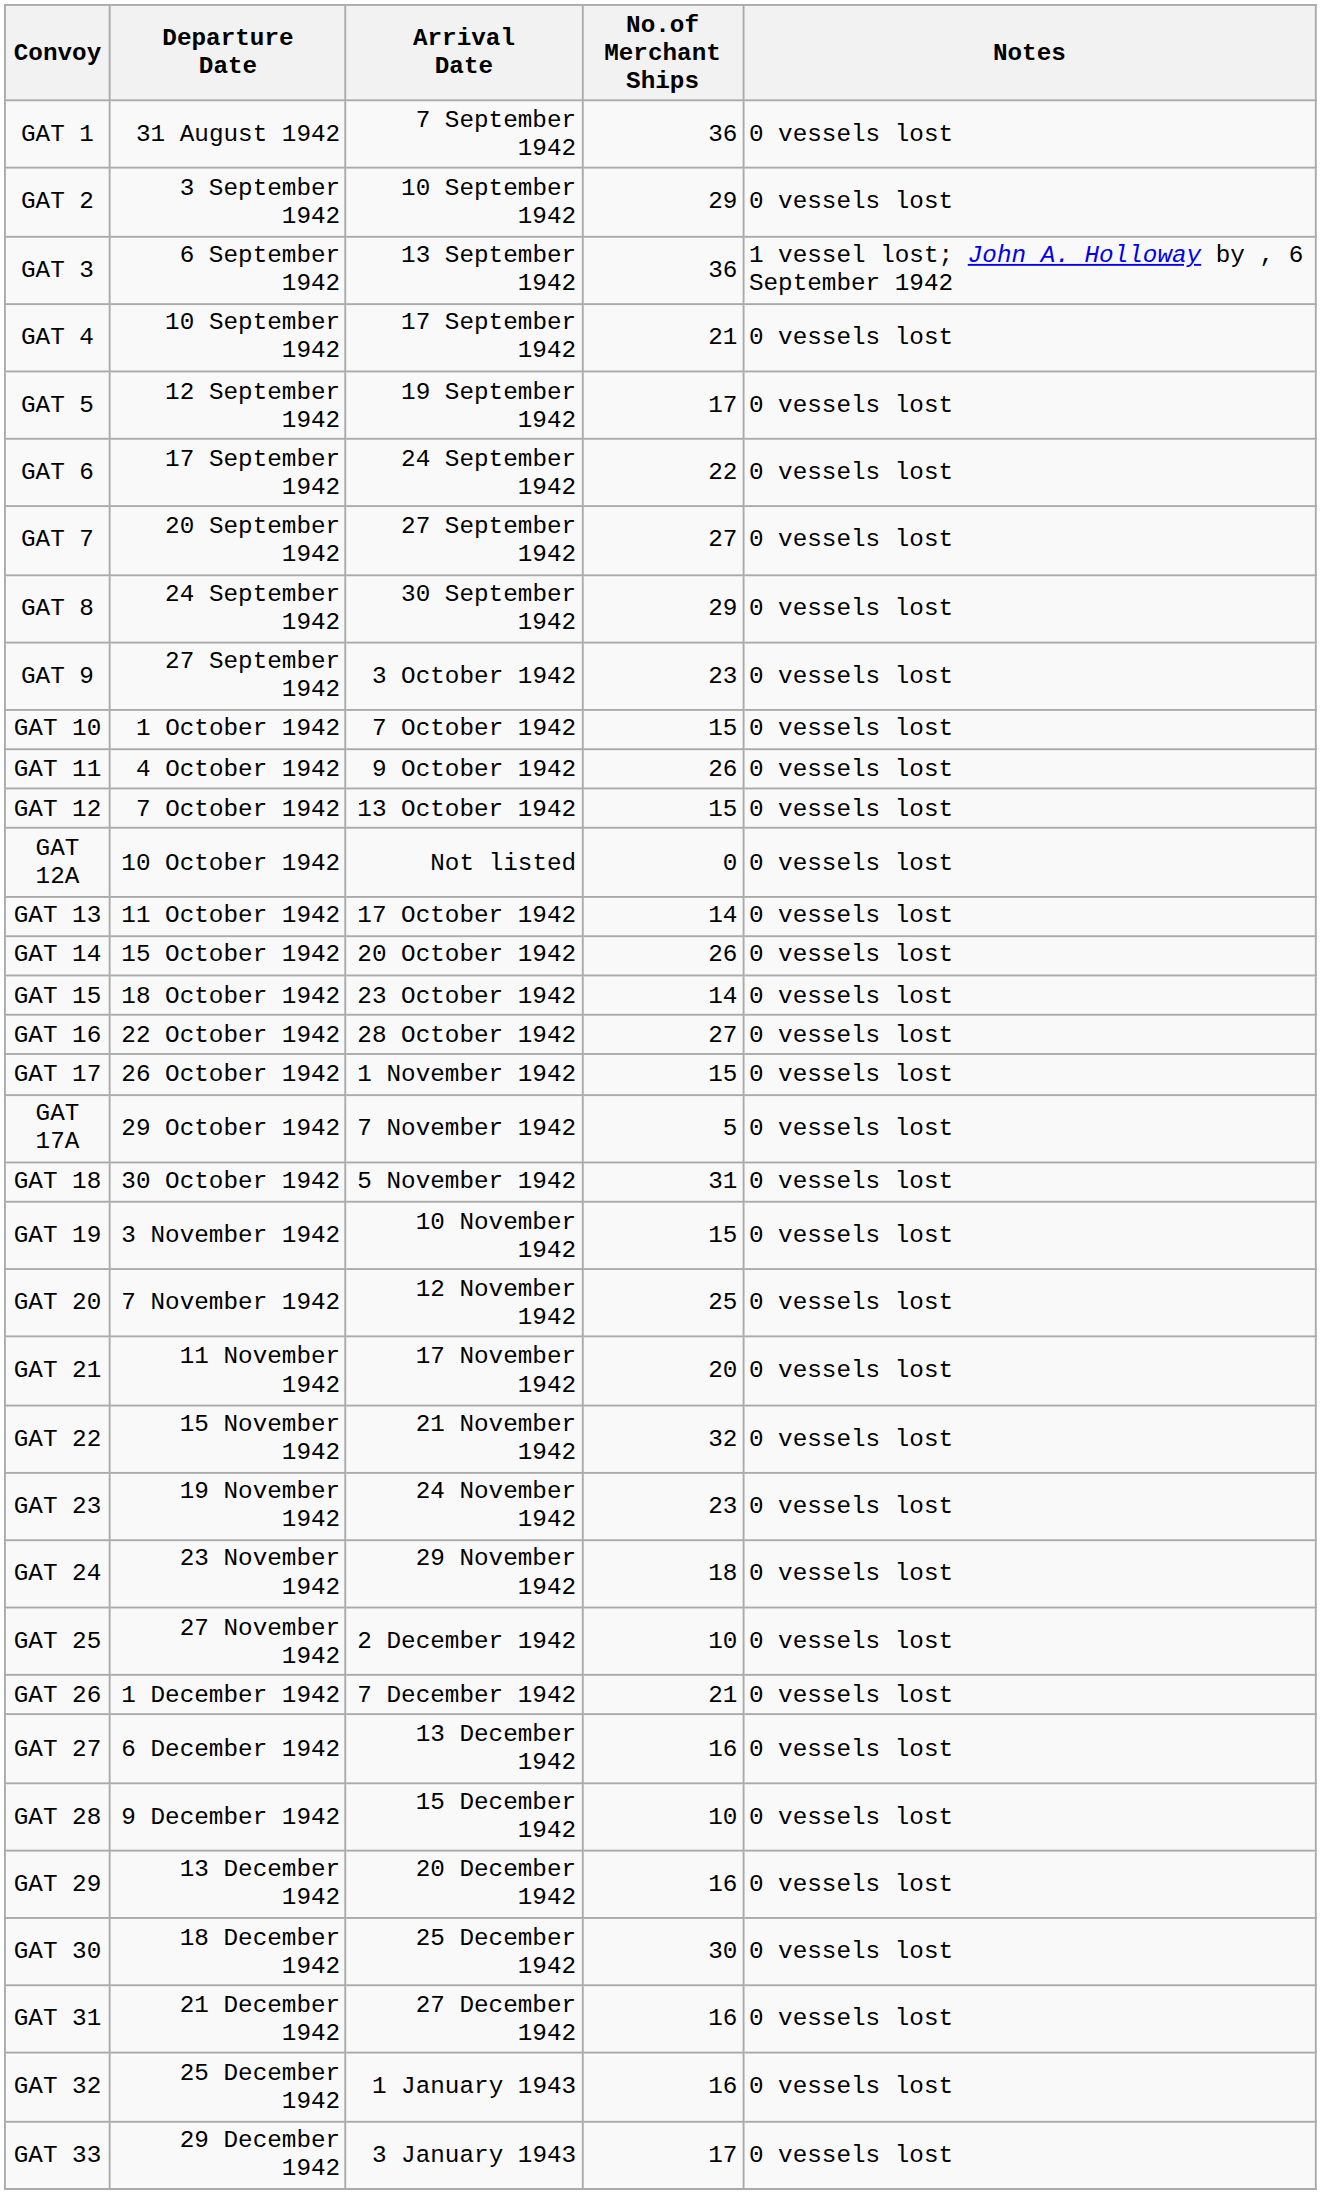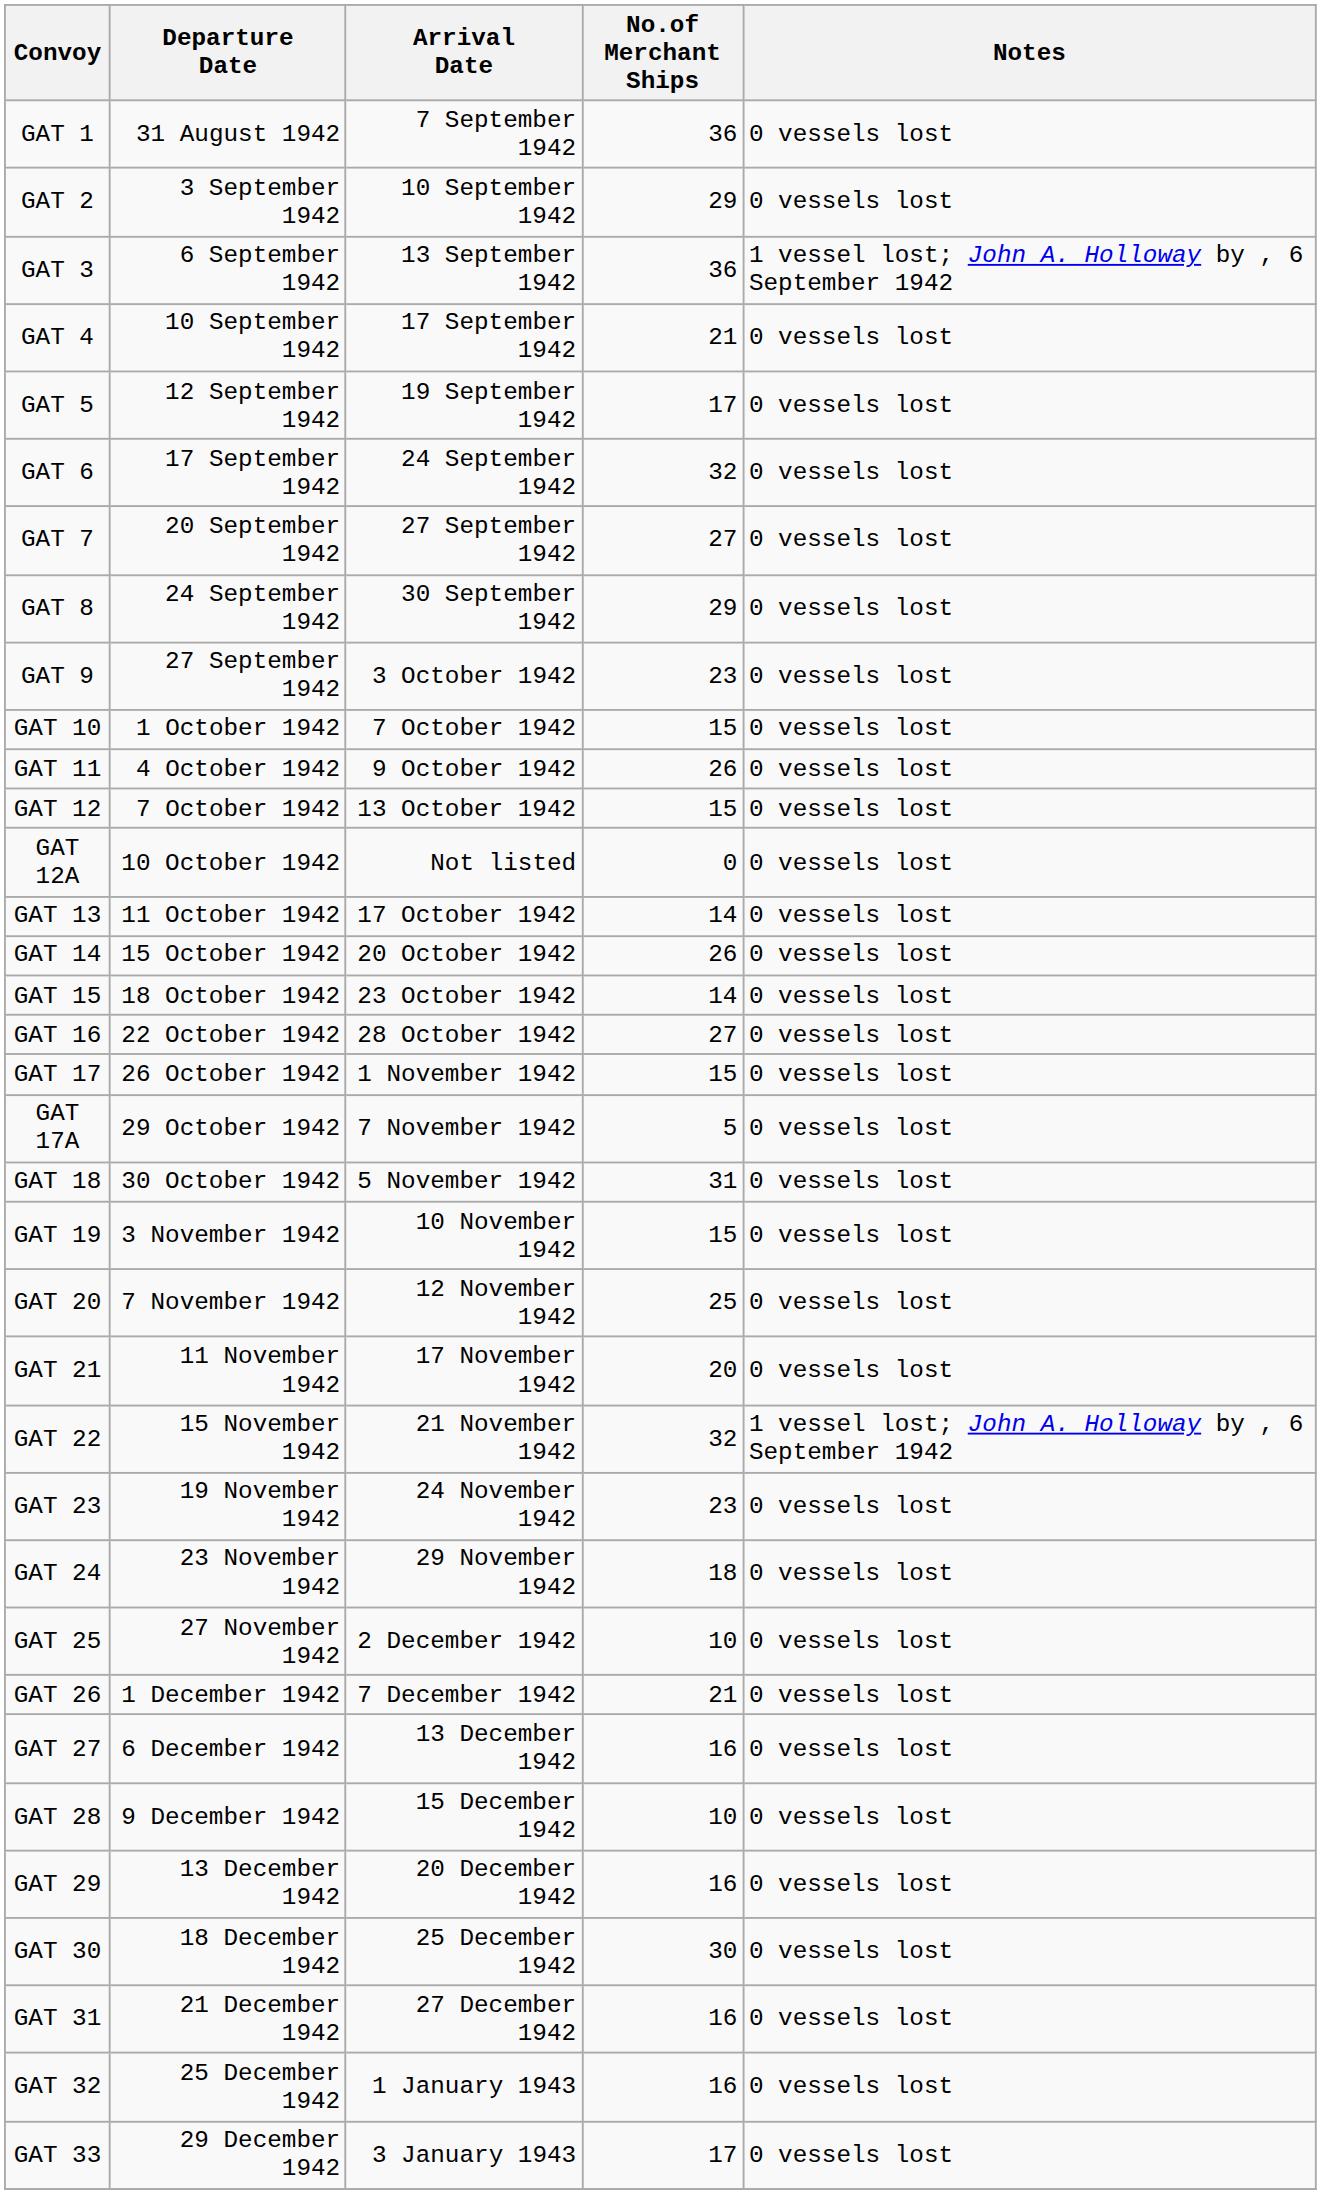(723, 473) 22 -> (723, 473) 32
(851, 1438) 0 vessels lost -> (1026, 1438) 1 vessel lost; John A. Holloway by , 6 September 1942
